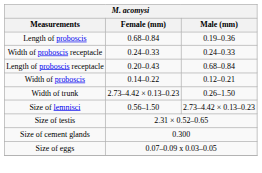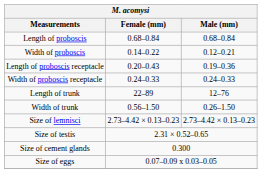(219, 38) 0.19–0.36 -> (219, 38) 0.68–0.84
rows swapped: (55, 79) <-> (55, 52)
(219, 66) 0.68–0.84 -> (219, 66) 0.19–0.36
+ row: (55, 93)
(143, 93) 2.73–4.42 × 0.13–0.23 -> (143, 107) 0.56–1.50
(143, 107) 0.56–1.50 -> (143, 121) 2.73–4.42 × 0.13–0.23
